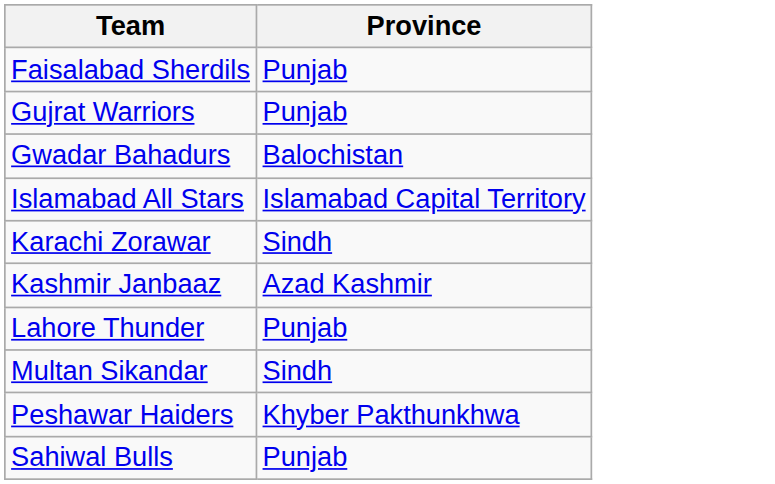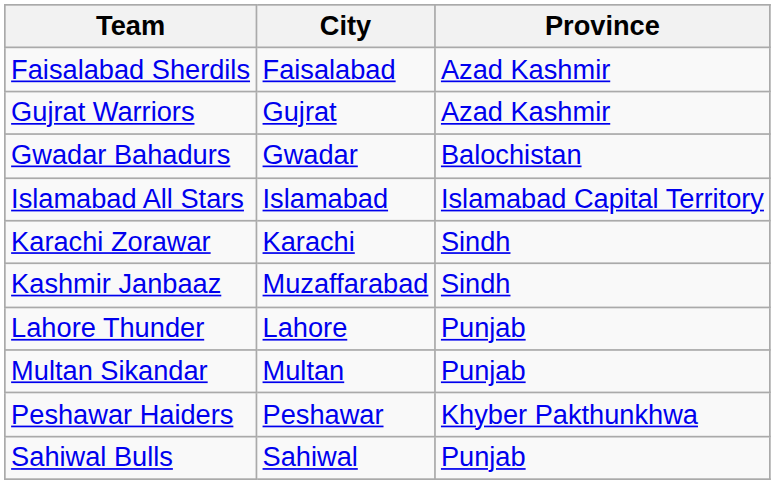+ column: (345, 26)
(305, 69) Punjab -> (526, 69) Azad Kashmir
(305, 112) Punjab -> (526, 112) Azad Kashmir
(347, 284) Azad Kashmir -> (476, 284) Sindh
(297, 371) Sindh -> (483, 371) Punjab
